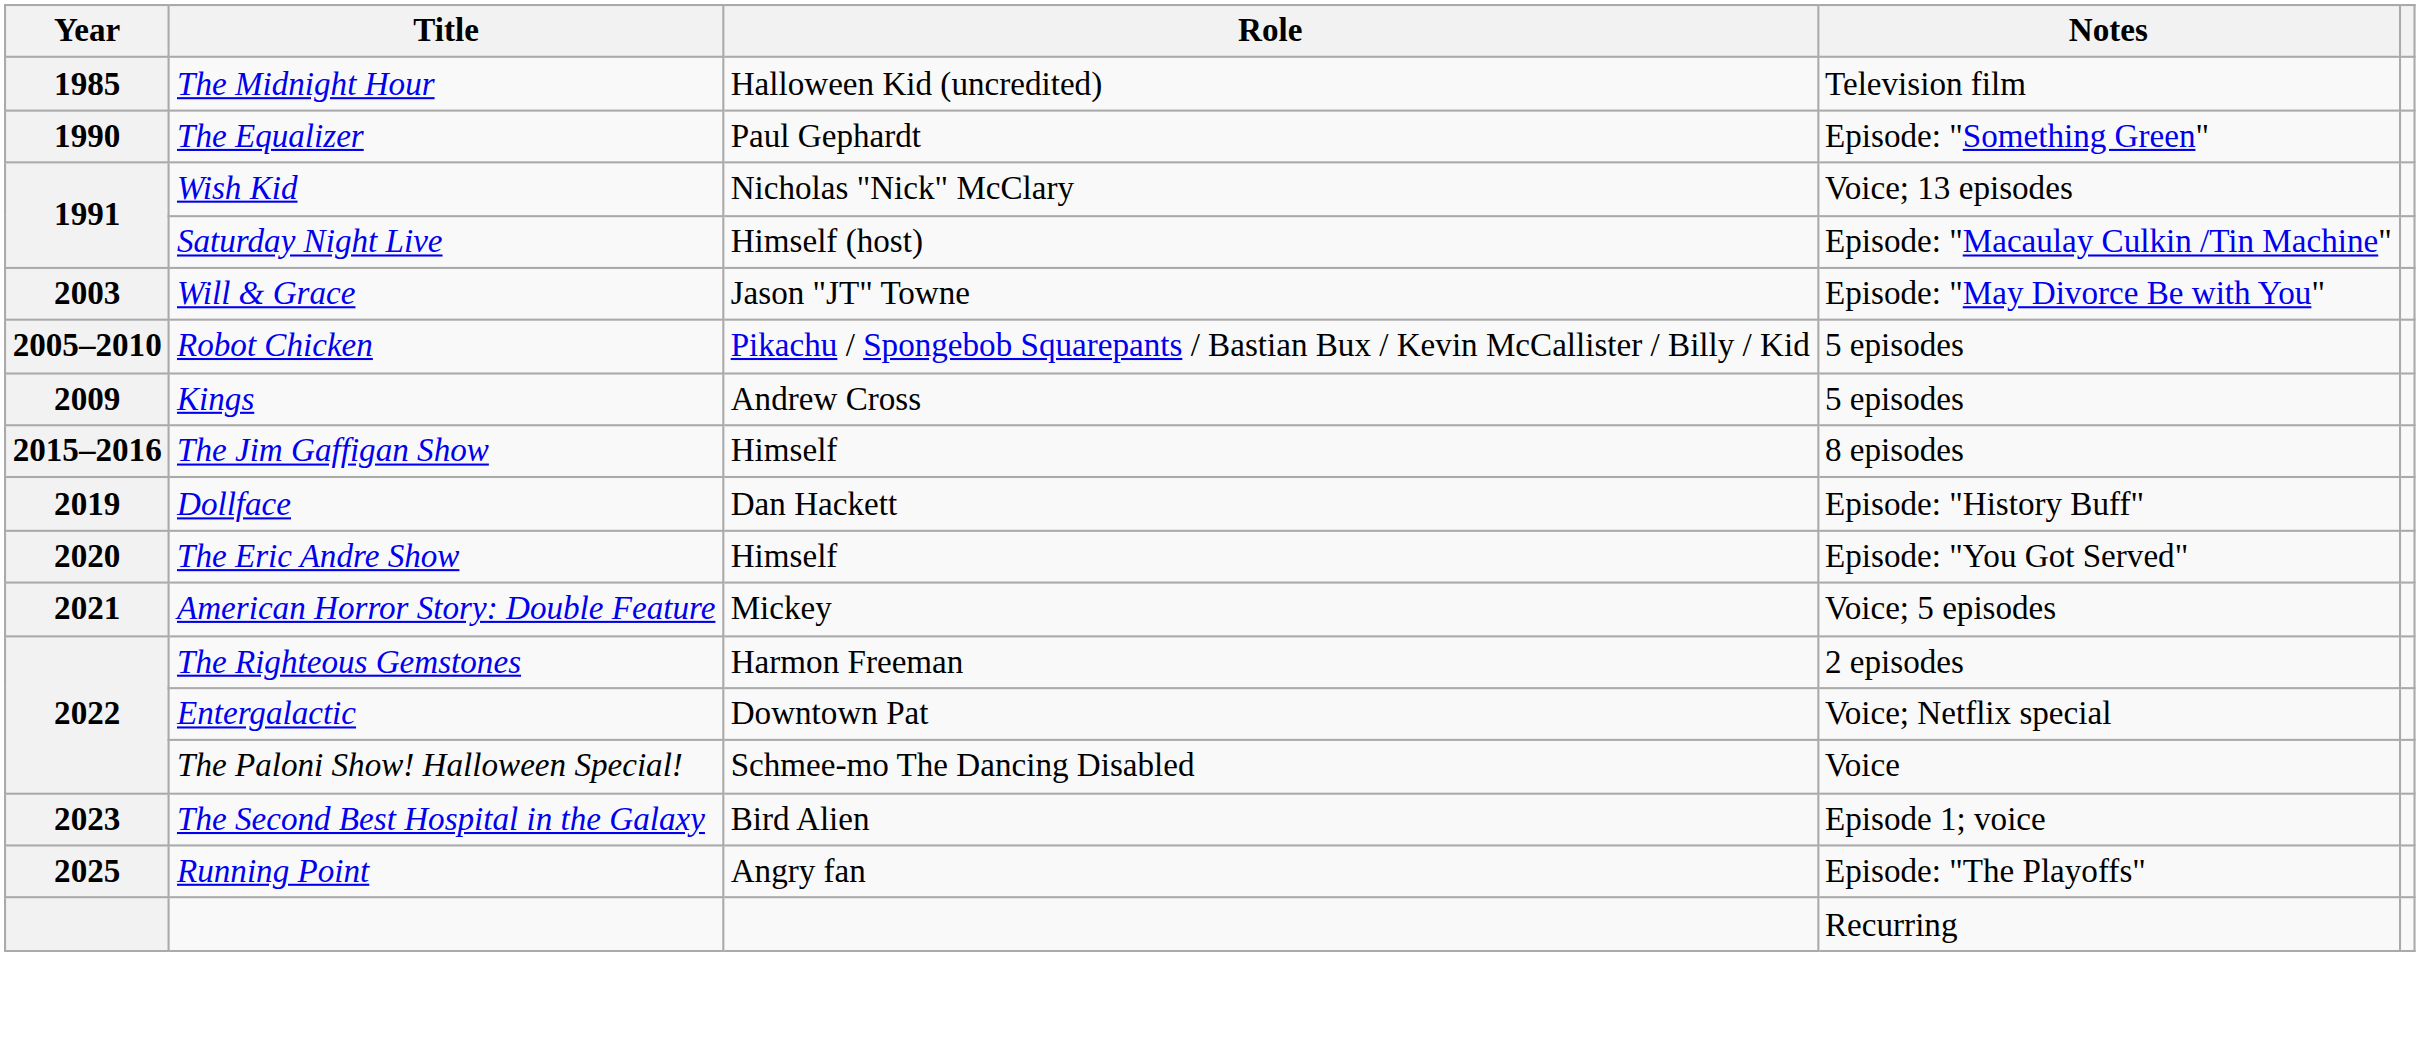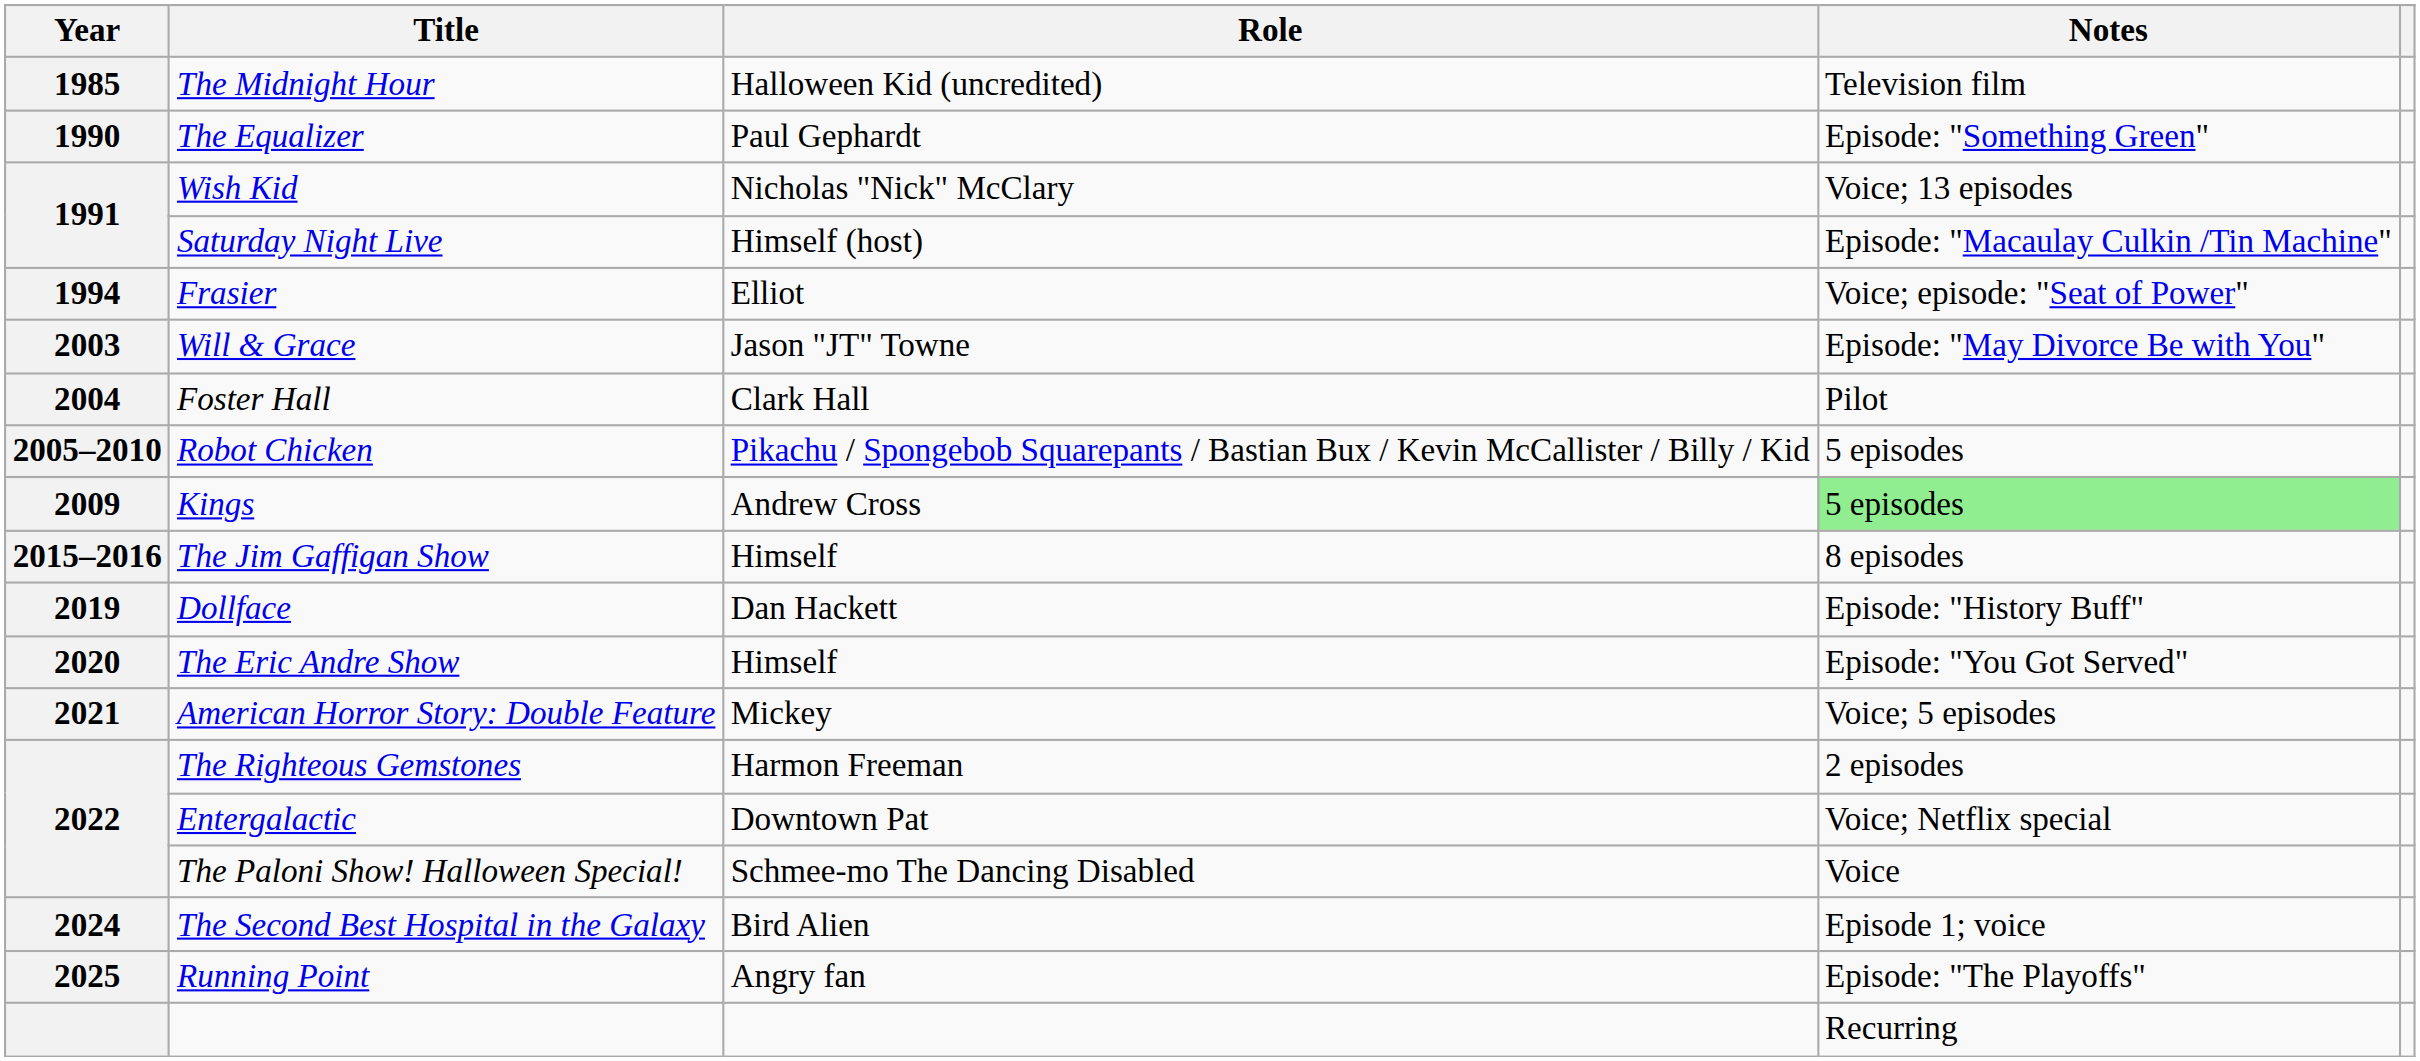+ row: (227, 293)
+ row: (254, 398)
(1894, 398) no background -> (1894, 503) lightgreen background
(87, 818) 2023 -> (87, 923) 2024
